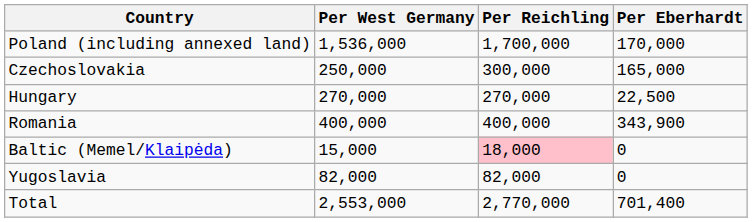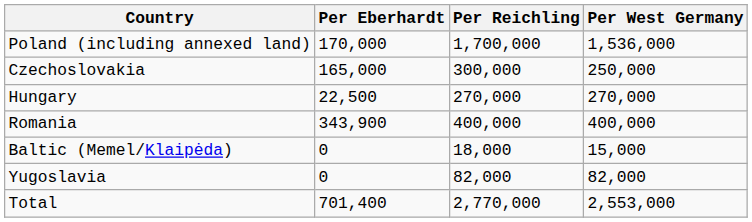columns swapped: (397, 18) <-> (680, 18)
(512, 150) pink background -> (482, 150) no background
